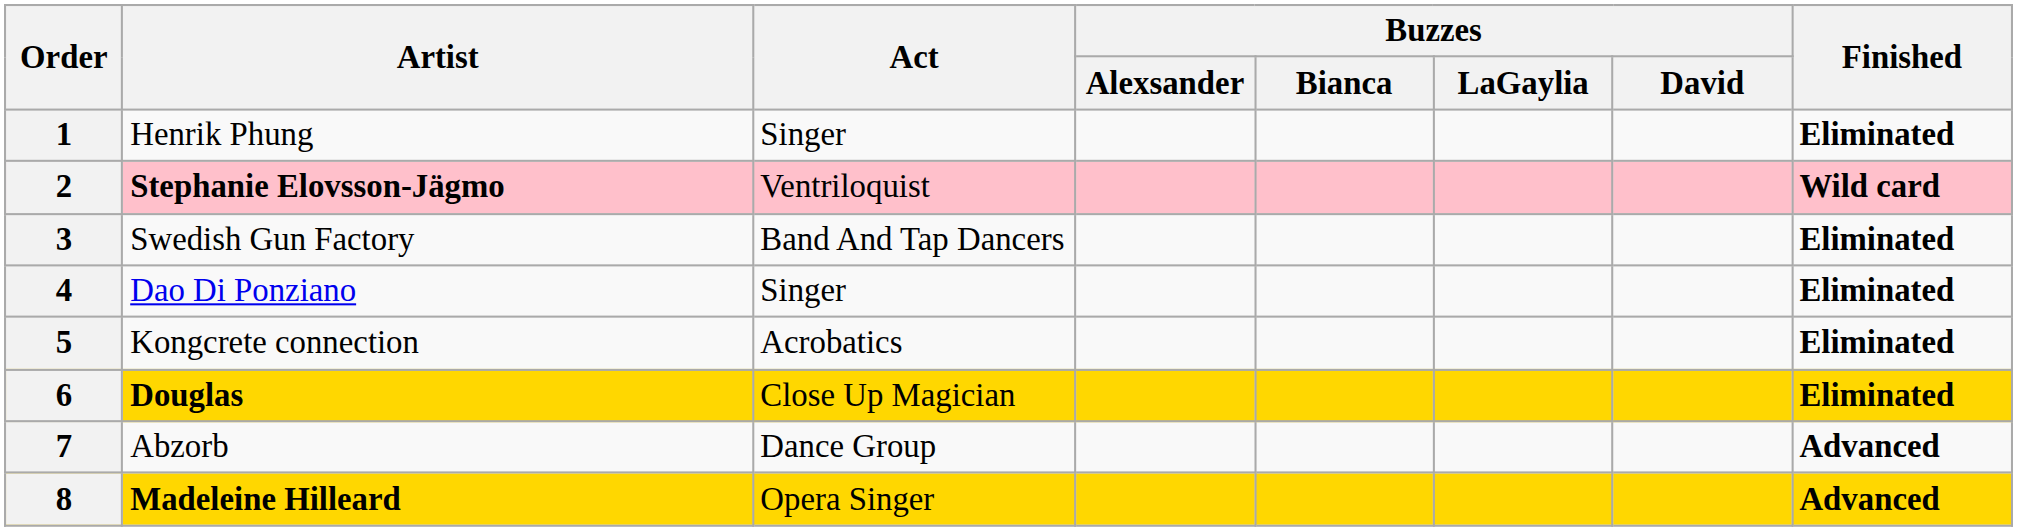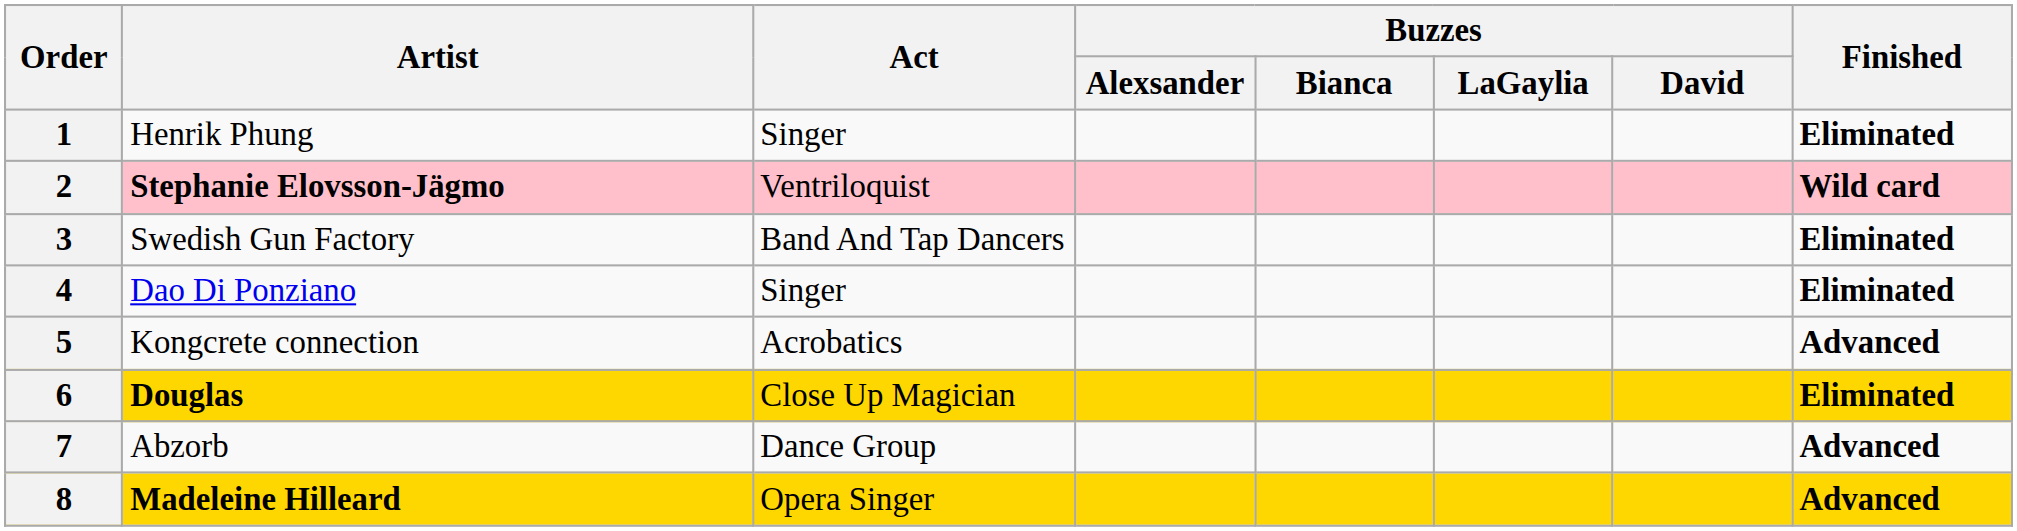(1877, 342) Eliminated -> (1870, 342) Advanced
